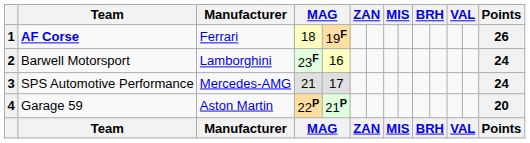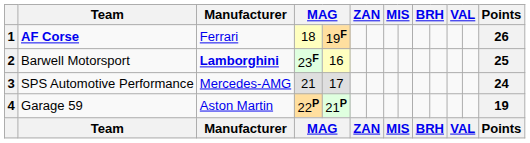(236, 61) normal -> (239, 61) bold
(501, 61) 24 -> (501, 61) 25
(501, 105) 20 -> (501, 105) 19
